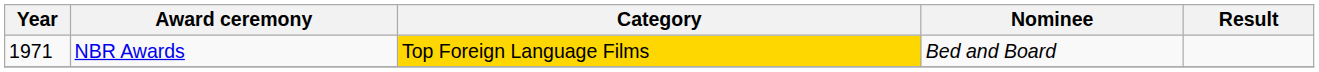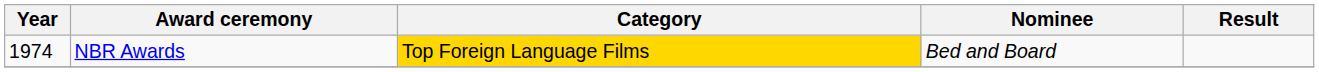(31, 50) 1971 -> (31, 50) 1974
